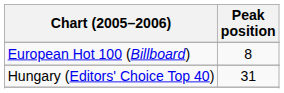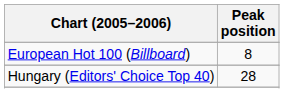(248, 76) 31 -> (248, 76) 28
